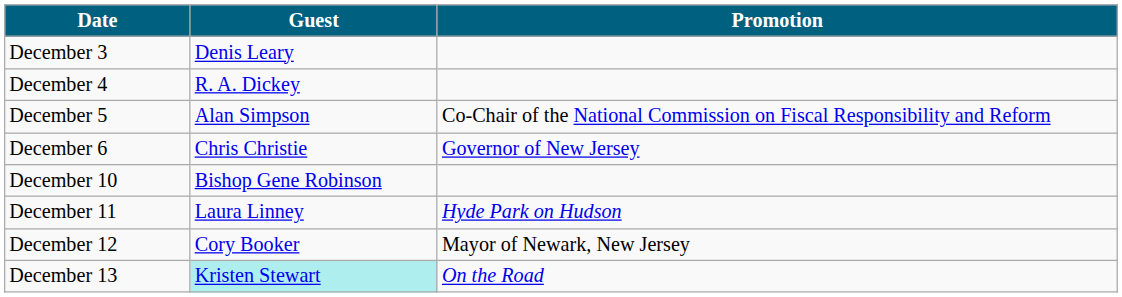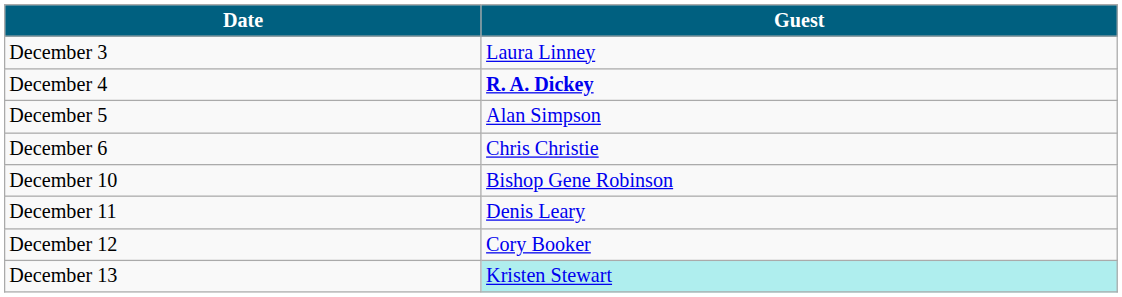- column: (777, 20)
(244, 52) Denis Leary -> (541, 52) Laura Linney
(247, 84) normal -> (540, 84) bold
(249, 212) Laura Linney -> (536, 212) Denis Leary
